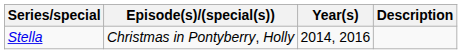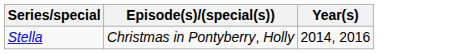- column: (415, 15)
